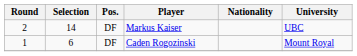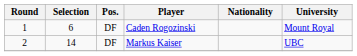rows swapped: (161, 43) <-> (154, 27)
